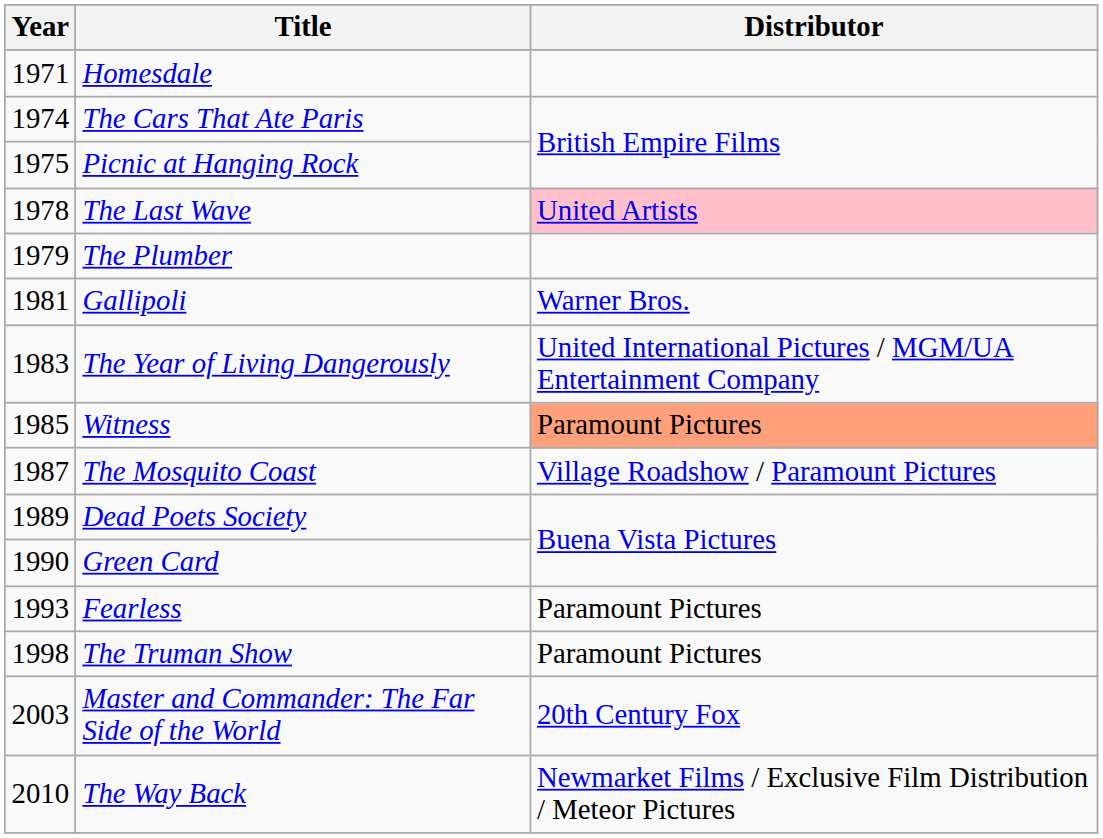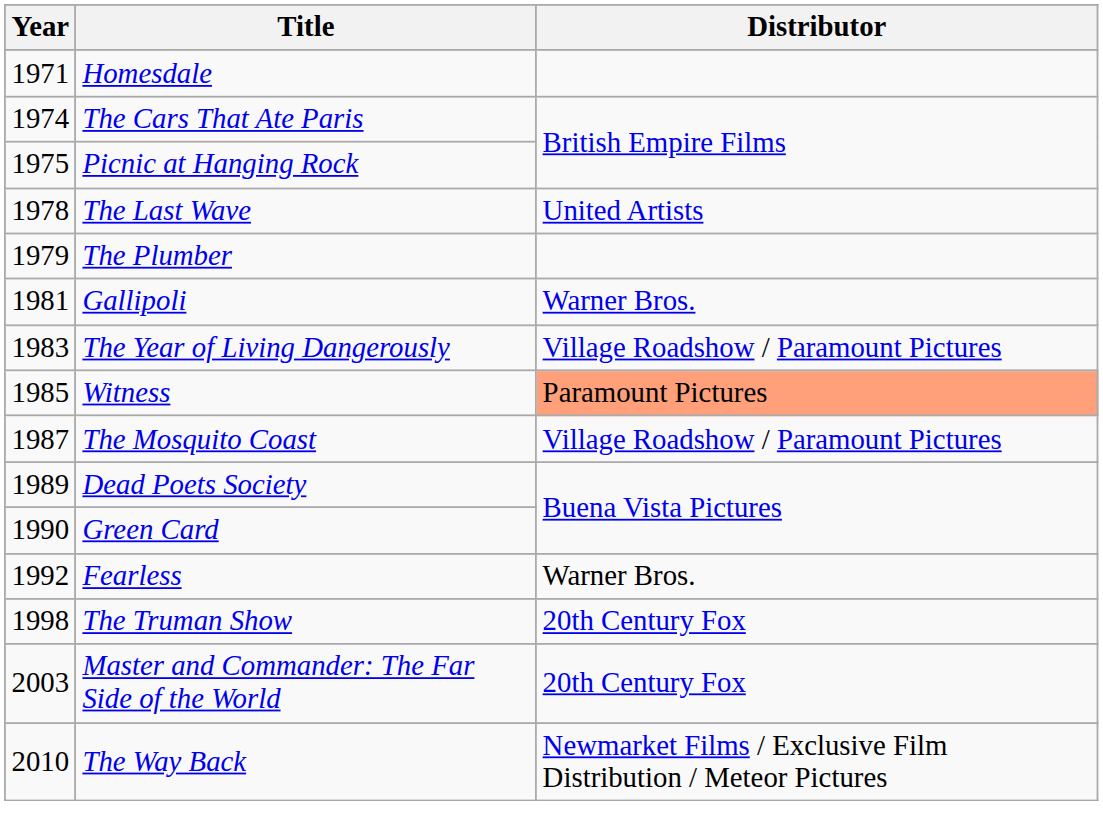(617, 210) pink background -> (623, 210) no background
(775, 363) United International Pictures / MGM/UA Entertainment Company -> (772, 347) Village Roadshow / Paramount Pictures
(40, 607) 1993 -> (40, 575) 1992
(649, 607) Paramount Pictures -> (619, 575) Warner Bros.
(649, 653) Paramount Pictures -> (644, 621) 20th Century Fox
